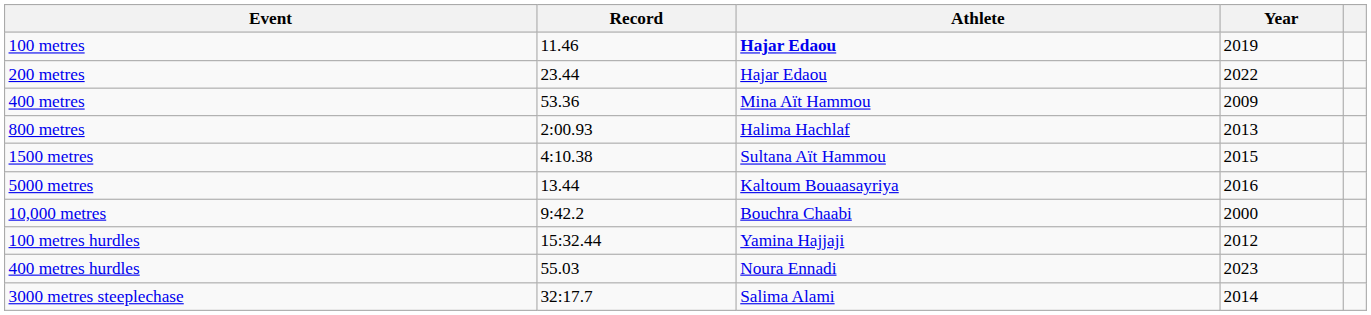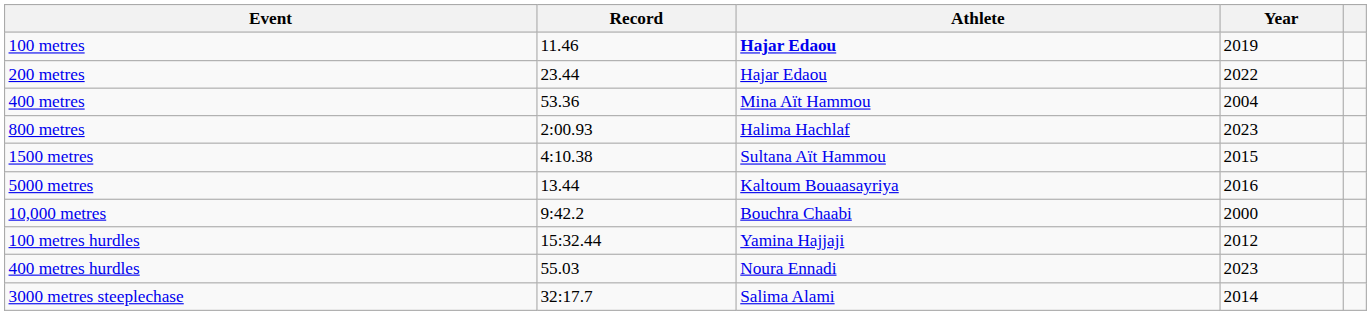(1241, 101) 2009 -> (1241, 101) 2004
(1241, 129) 2013 -> (1241, 129) 2023
